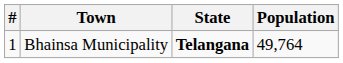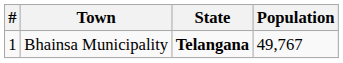(280, 44) 49,764 -> (280, 44) 49,767
